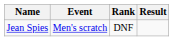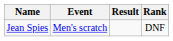columns swapped: (153, 12) <-> (123, 12)
